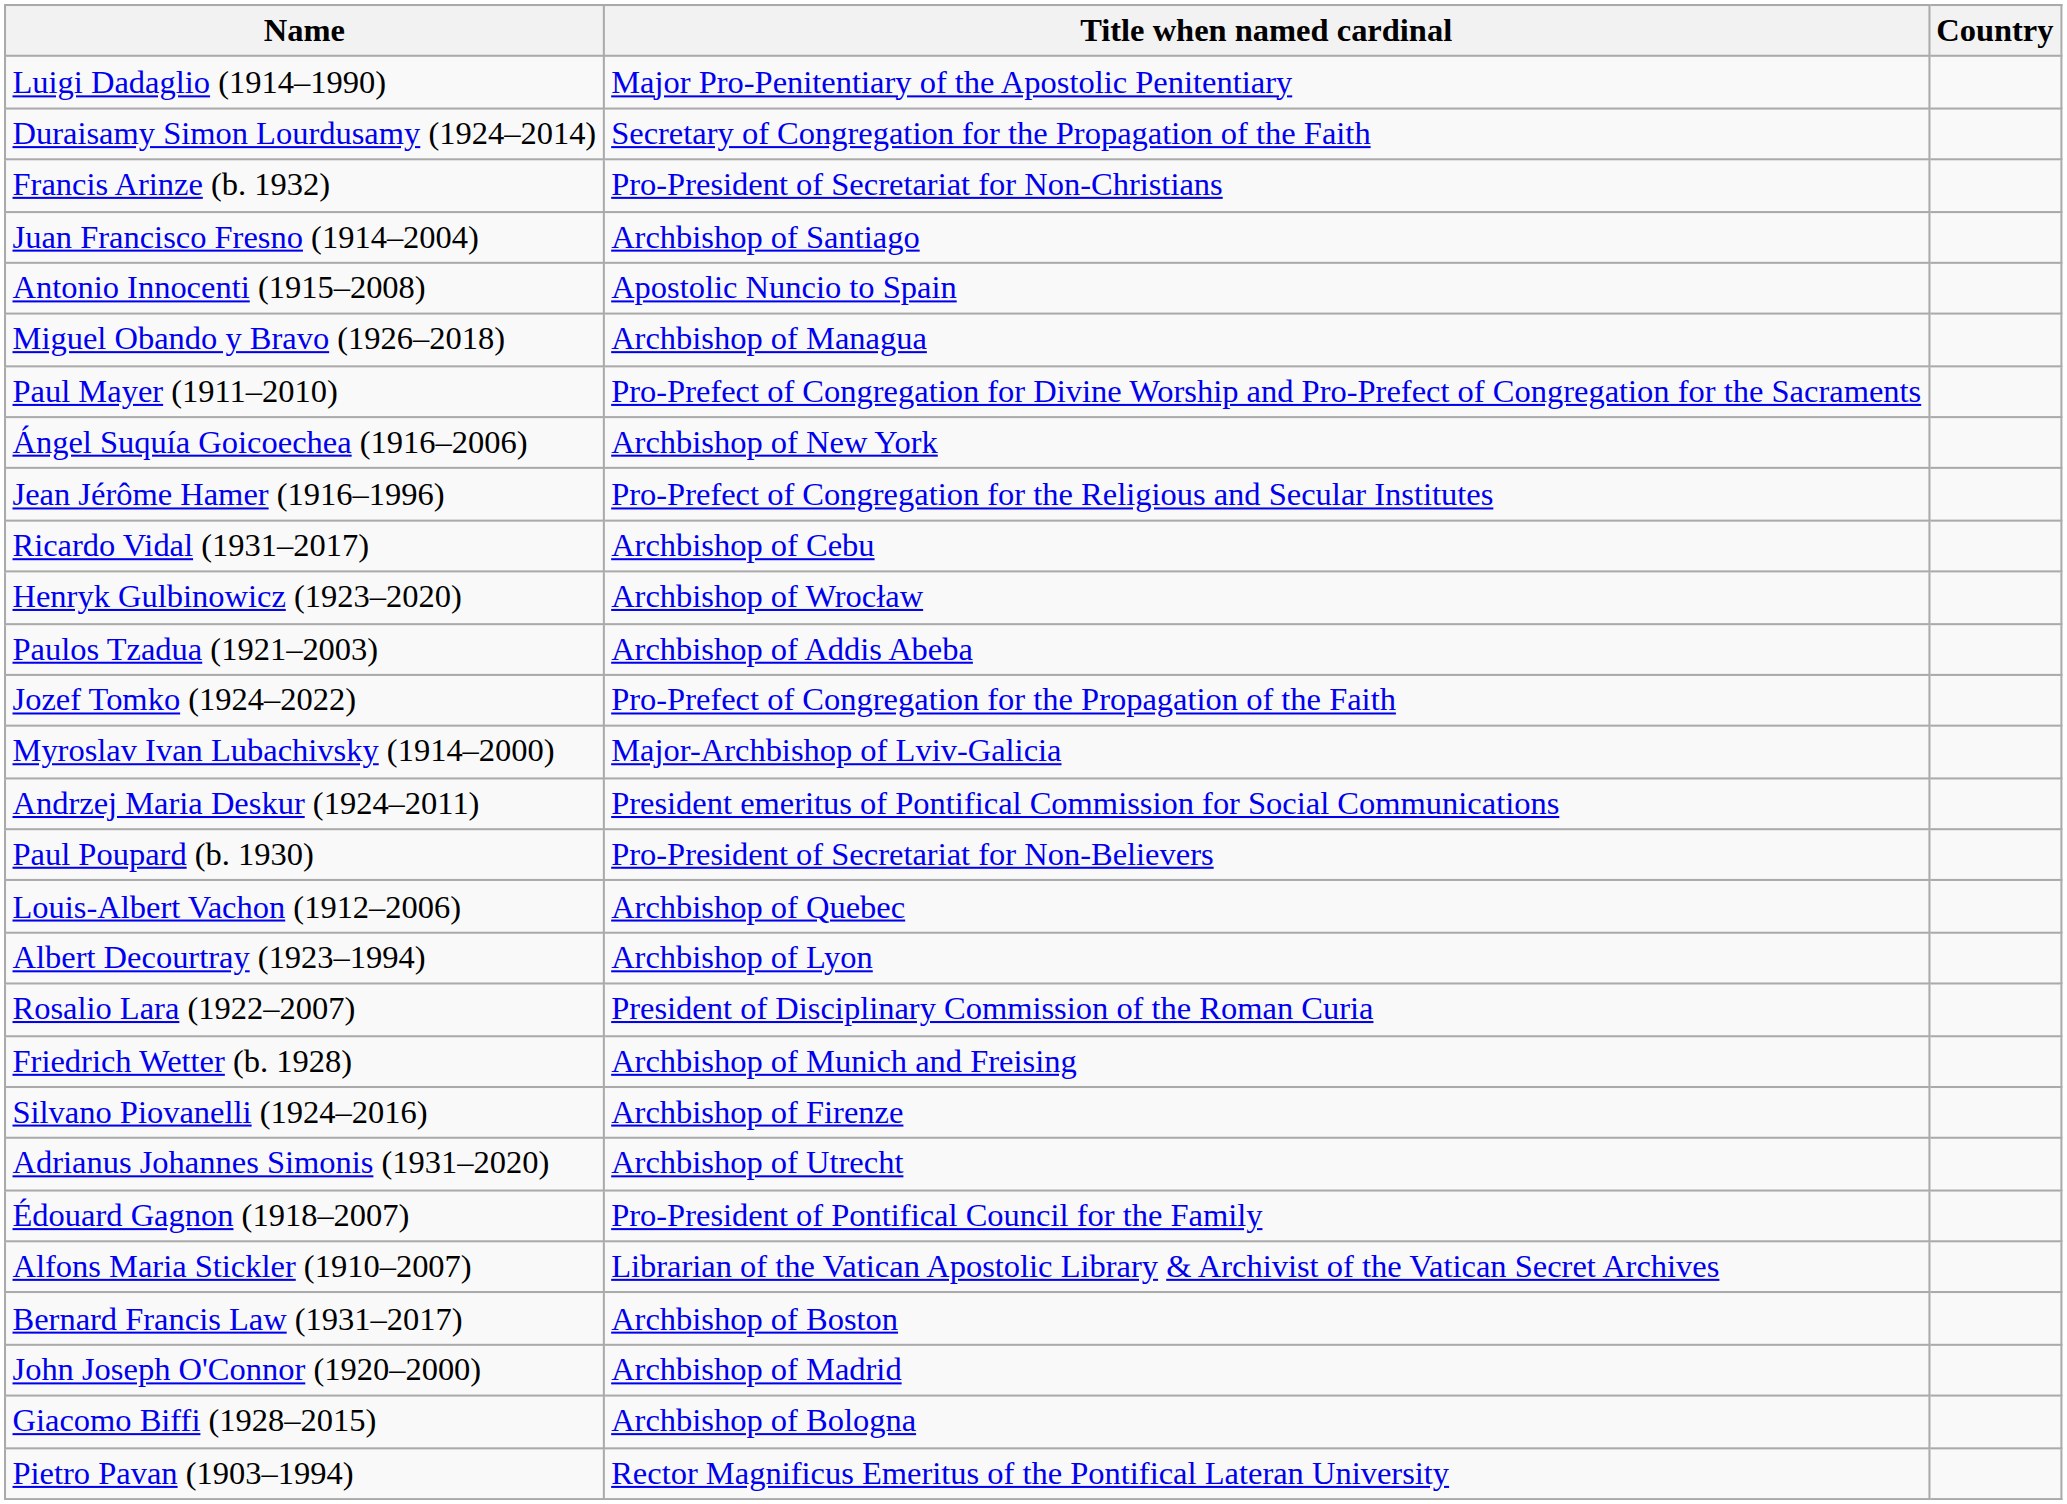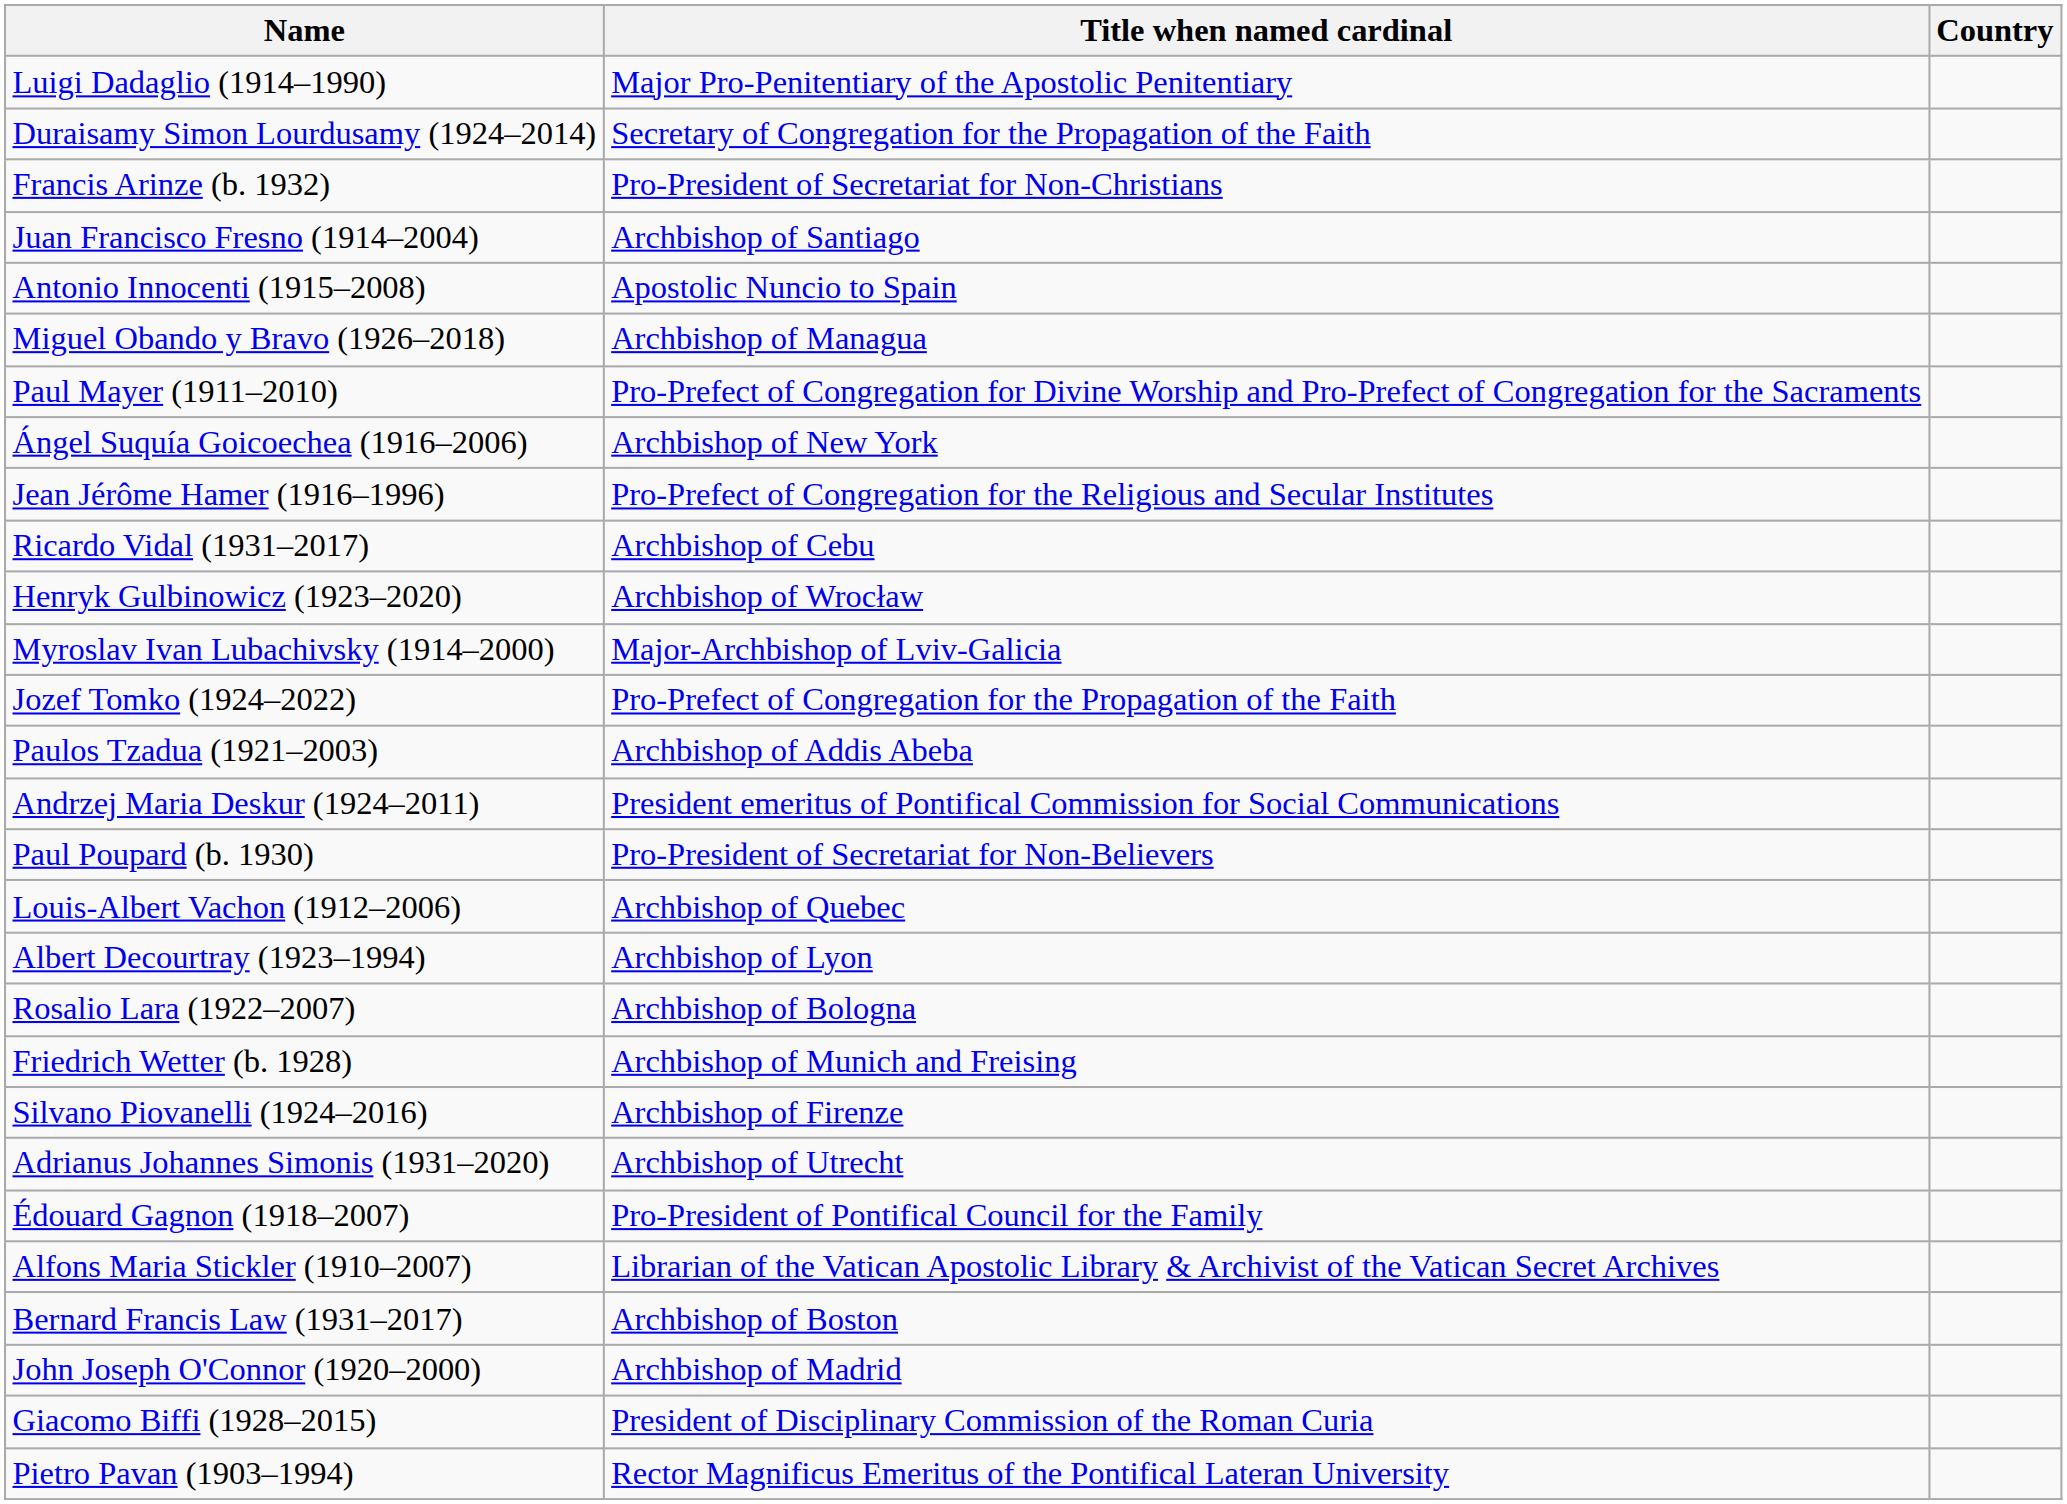rows swapped: (195, 648) <-> (284, 751)
(992, 1008) President of Disciplinary Commission of the Roman Curia -> (764, 1008) Archbishop of Bologna
(764, 1421) Archbishop of Bologna -> (992, 1421) President of Disciplinary Commission of the Roman Curia
